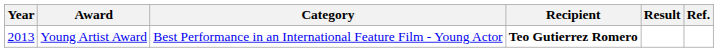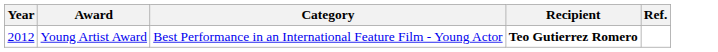- column: (662, 15)
(21, 36) 2013 -> (21, 36) 2012
